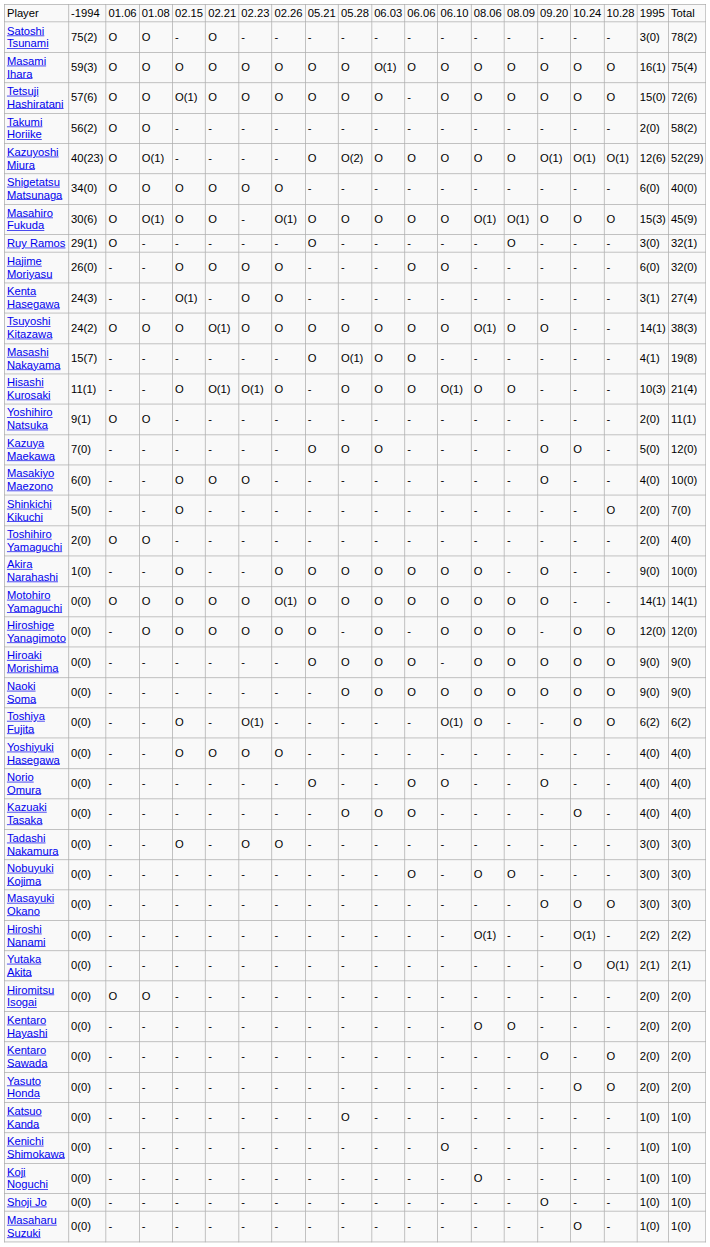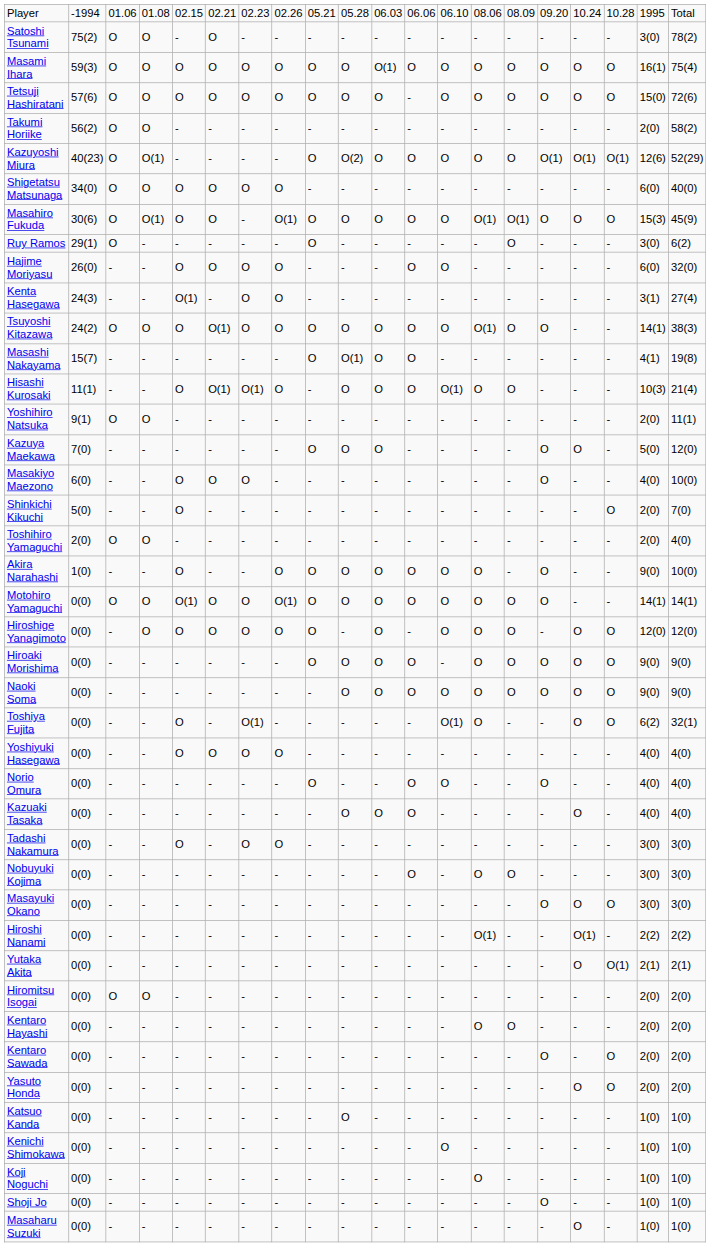(186, 98) O(1) -> (179, 98) O
(684, 243) 32(1) -> (681, 243) 6(2)
(179, 601) O -> (186, 601) O(1)
(681, 723) 6(2) -> (684, 723) 32(1)
